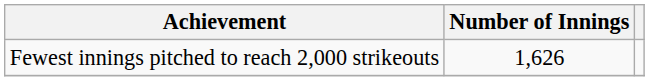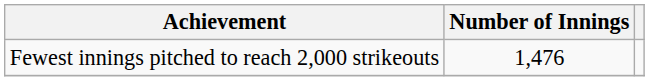(539, 57) 1,626 -> (539, 57) 1,476
